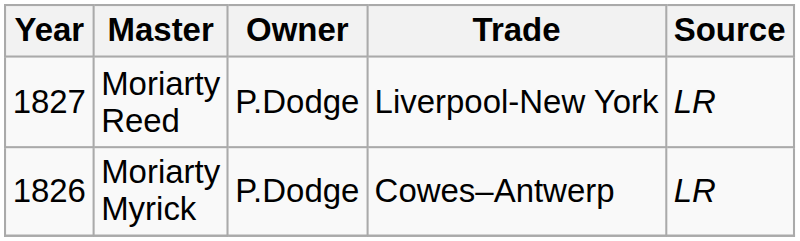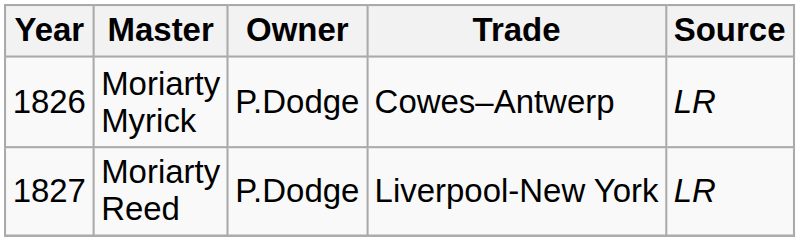rows swapped: (161, 190) <-> (161, 101)
